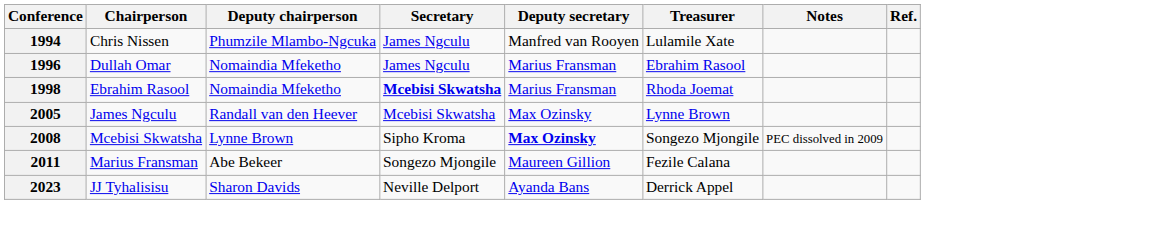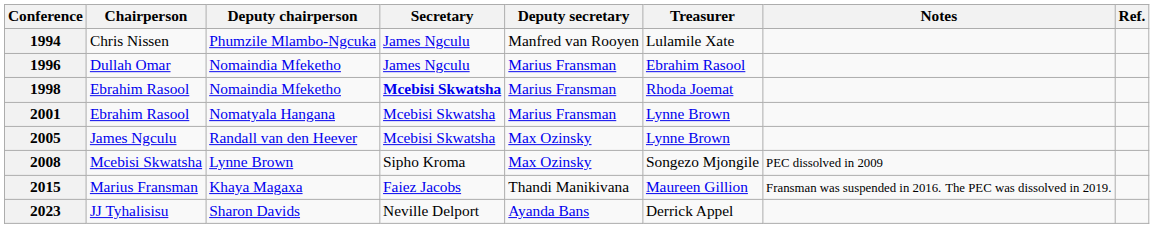+ row: (45, 114)
(552, 138) bold -> (550, 162) normal
- row: (45, 162)
+ row: (45, 187)
